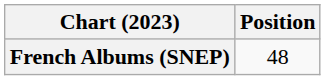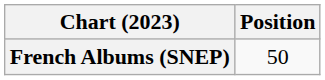(278, 56) 48 -> (278, 56) 50
